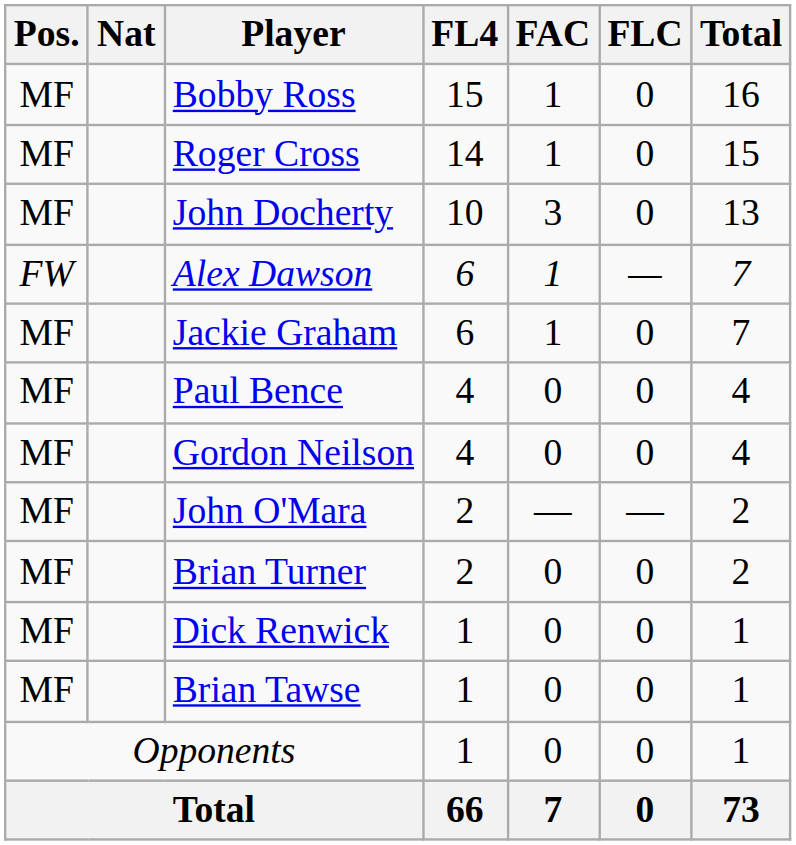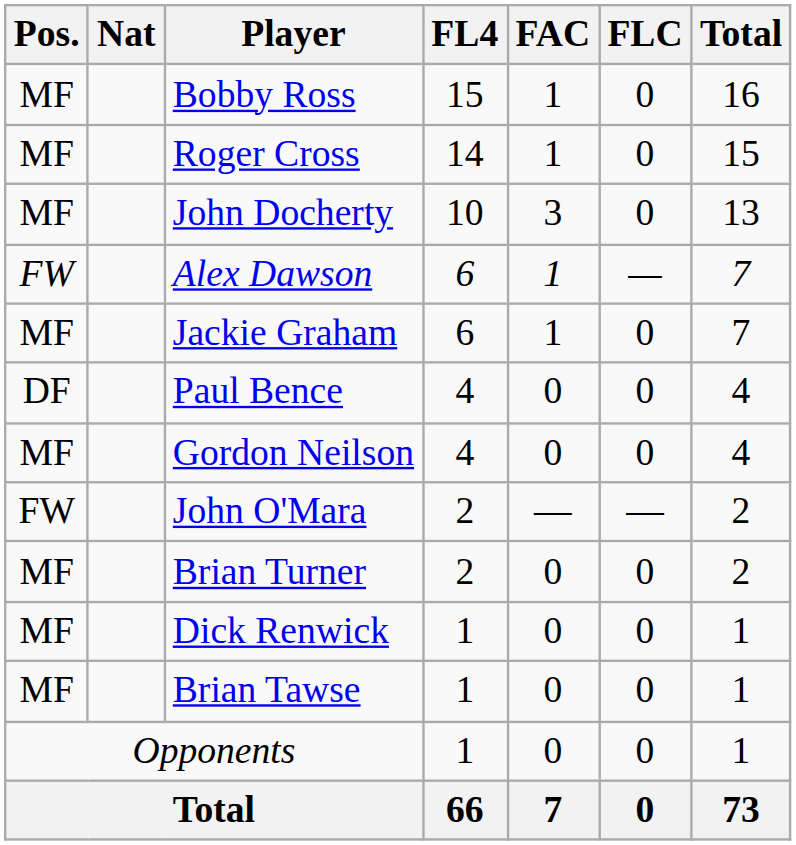(47, 392) MF -> (47, 392) DF
(47, 511) MF -> (47, 511) FW
